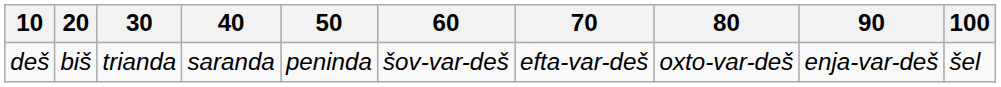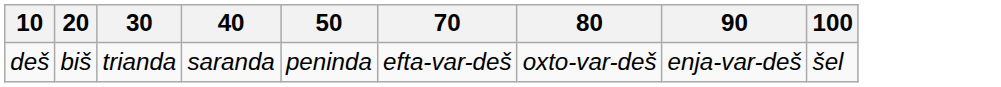- column: (446, 23)
